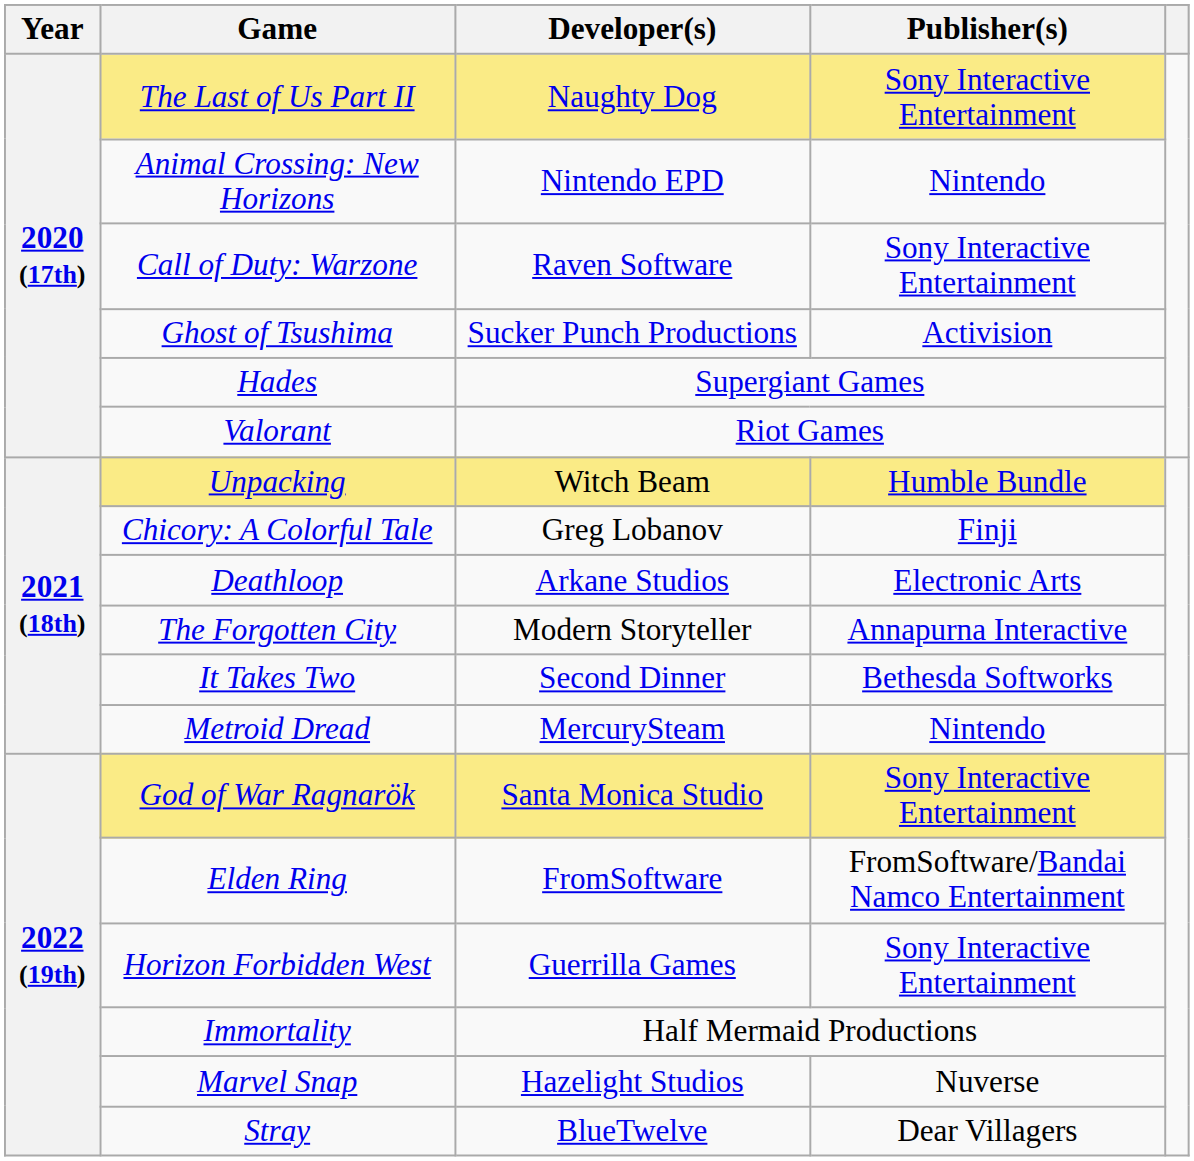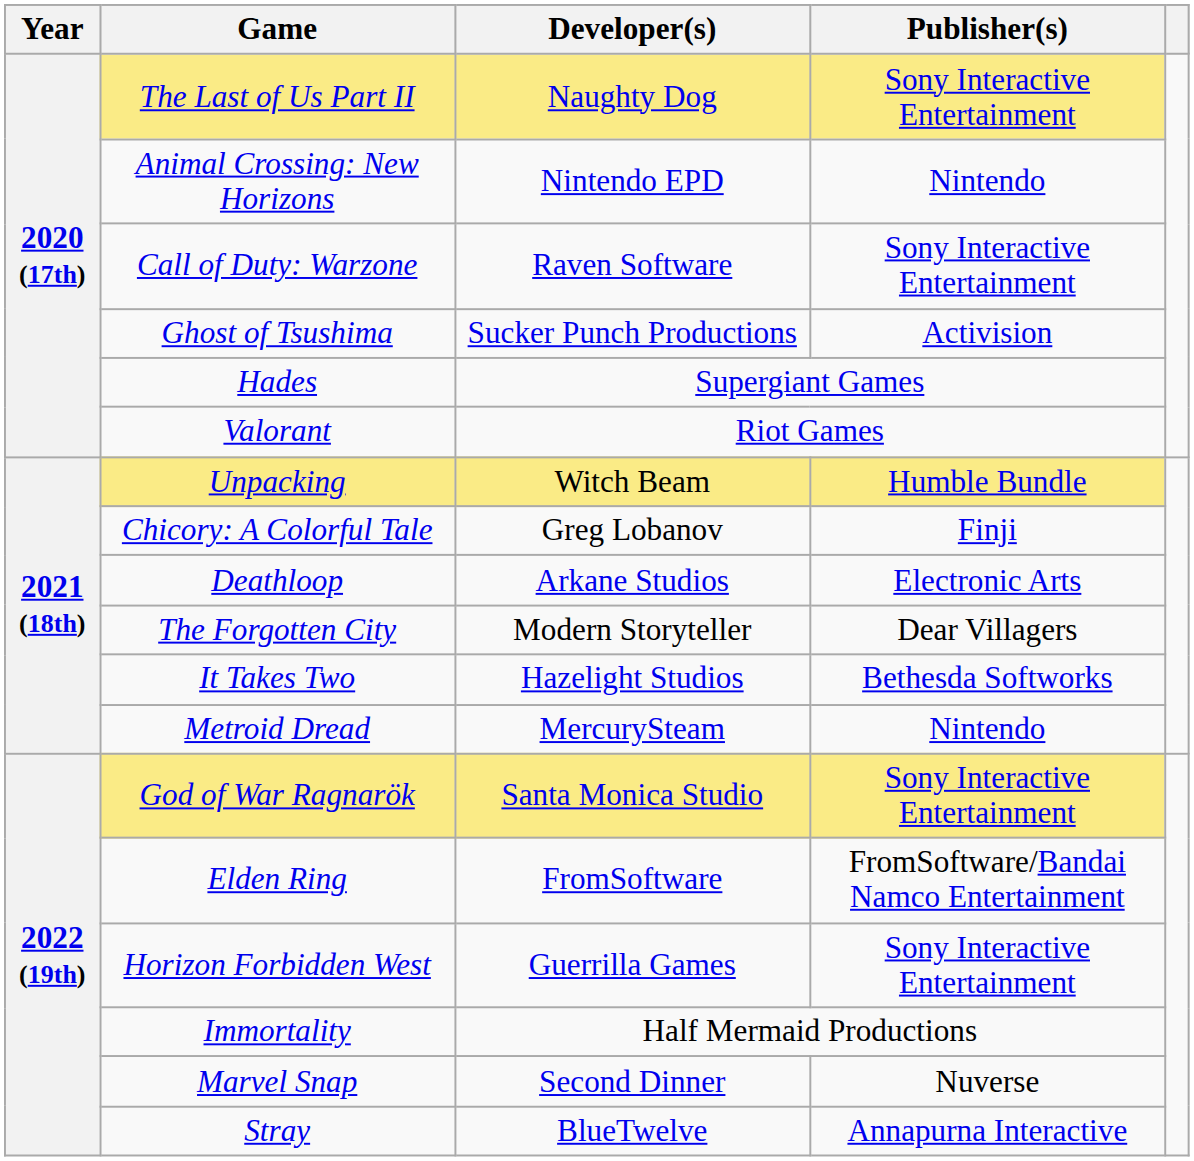(987, 629) Annapurna Interactive -> (987, 629) Dear Villagers
(632, 678) Second Dinner -> (632, 678) Hazelight Studios
(632, 1081) Hazelight Studios -> (632, 1081) Second Dinner
(987, 1130) Dear Villagers -> (987, 1130) Annapurna Interactive
